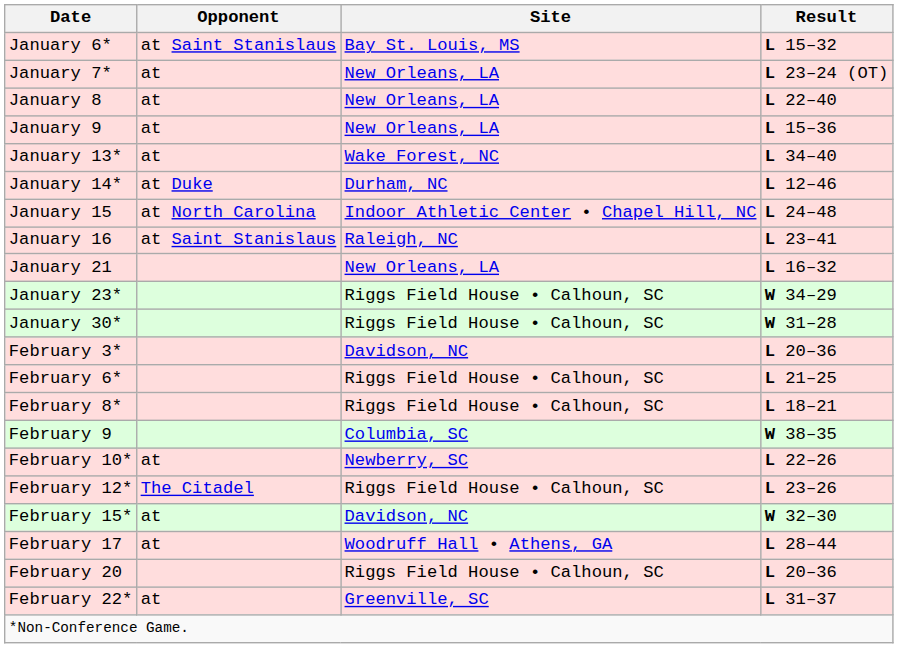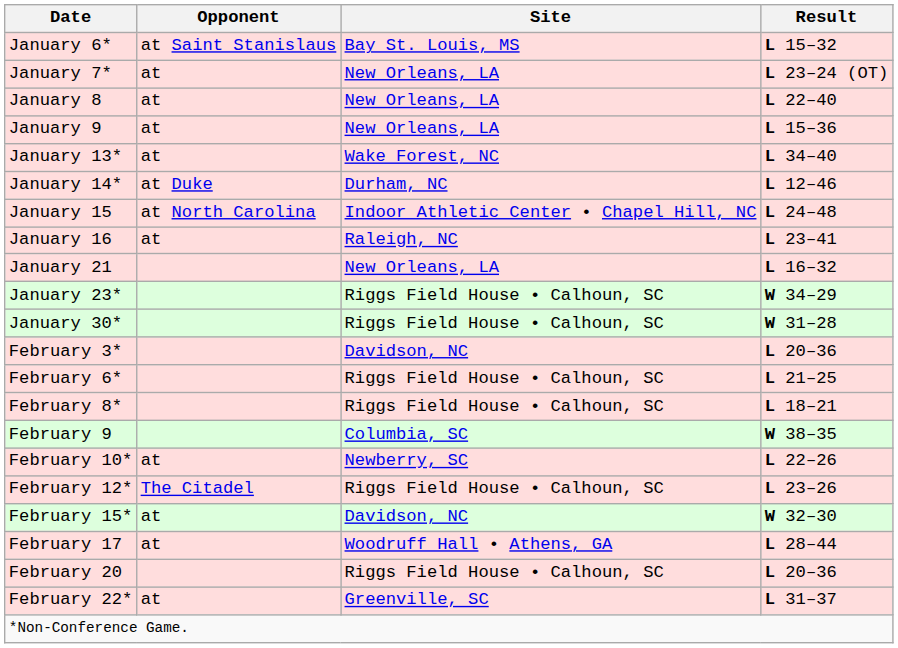(238, 241) at Saint Stanislaus -> (151, 241) at
